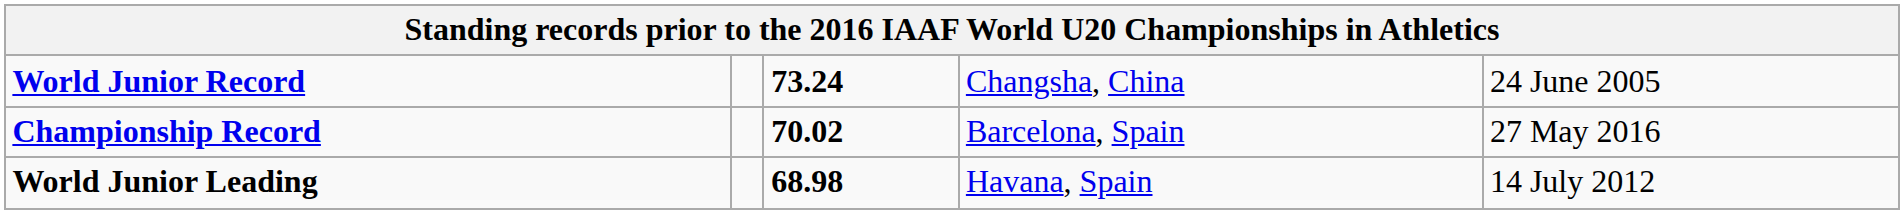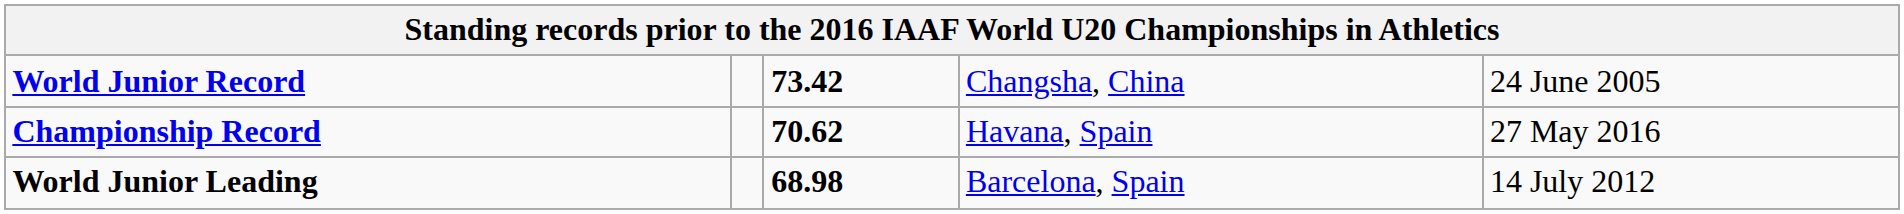(807, 80) 73.24 -> (807, 80) 73.42
(807, 131) 70.02 -> (807, 131) 70.62
(1075, 131) Barcelona, Spain -> (1059, 131) Havana, Spain
(1059, 182) Havana, Spain -> (1075, 182) Barcelona, Spain
